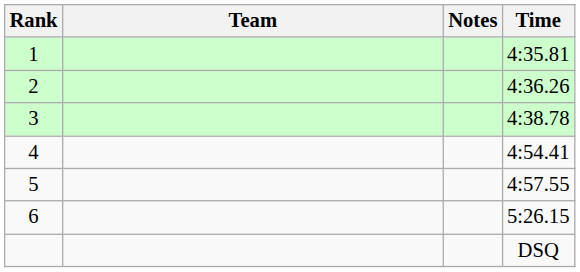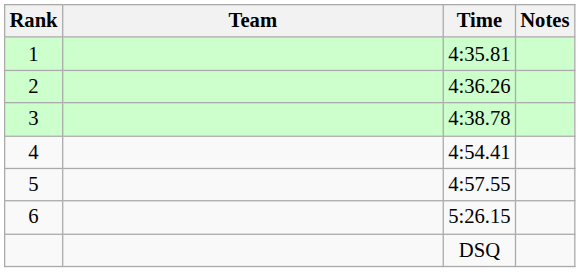columns swapped: (538, 20) <-> (473, 20)
